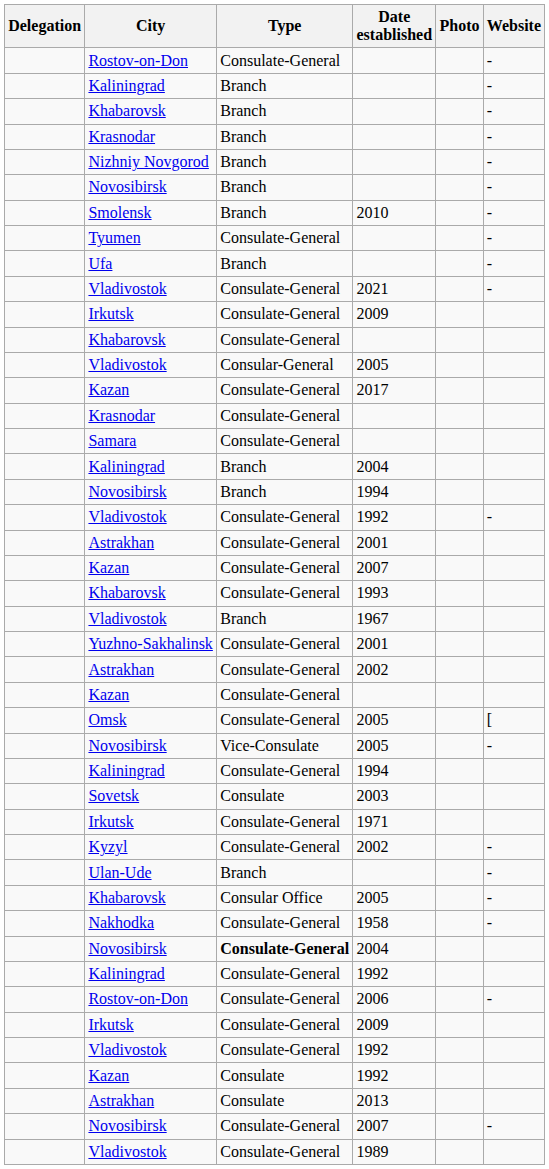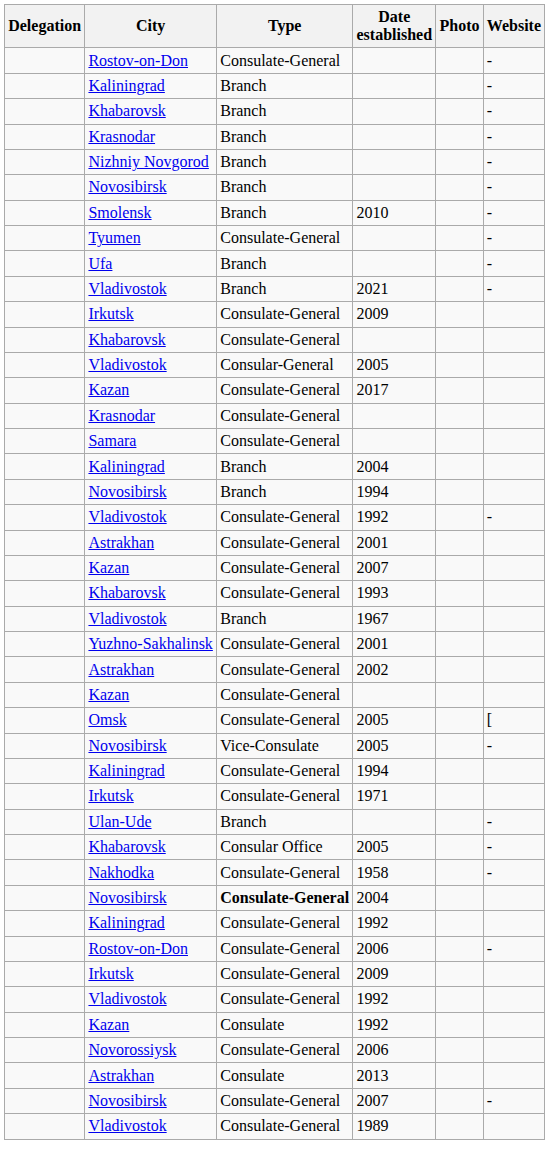(280, 288) Consulate-General -> (243, 288) Branch
- row: (114, 796)
- row: (108, 847)
+ row: (132, 1050)
